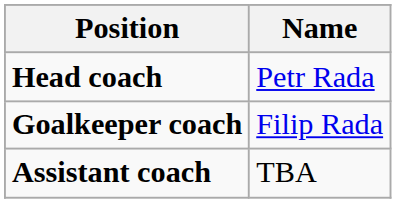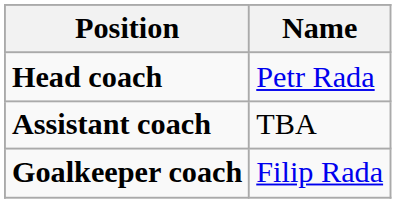rows swapped: (111, 172) <-> (127, 124)
